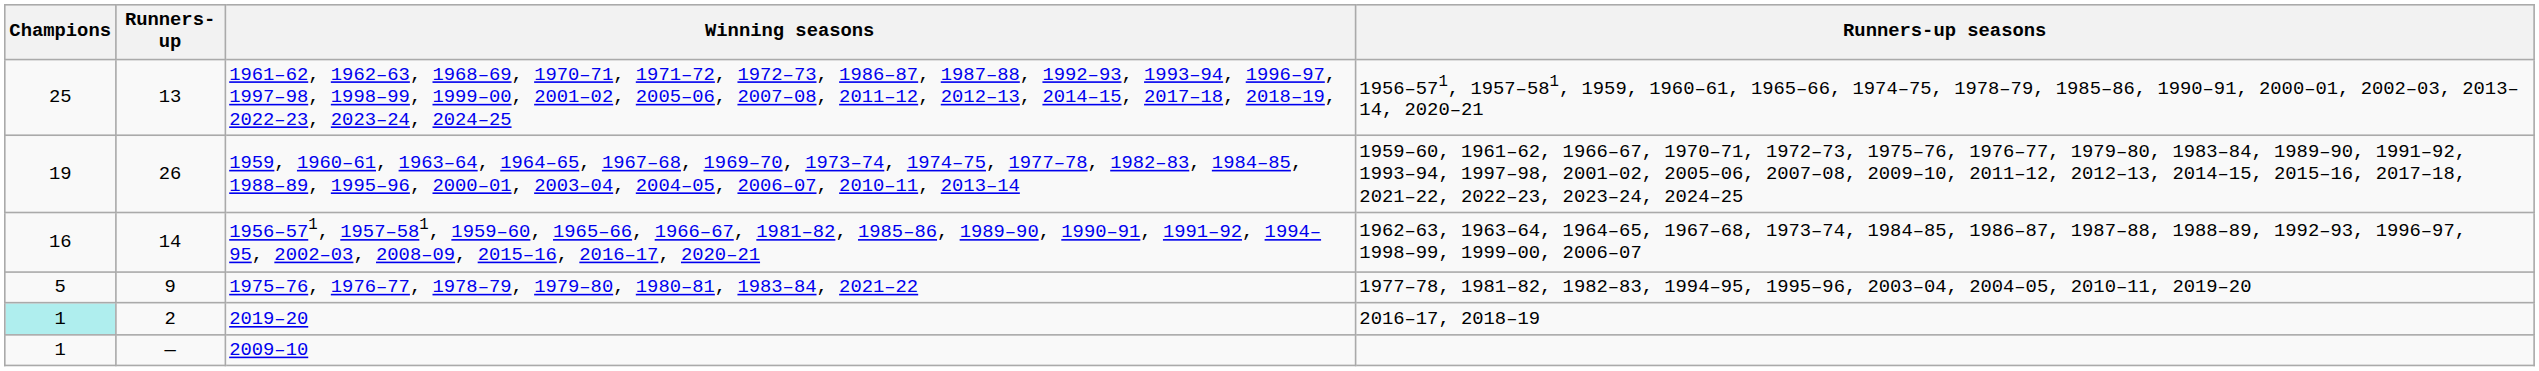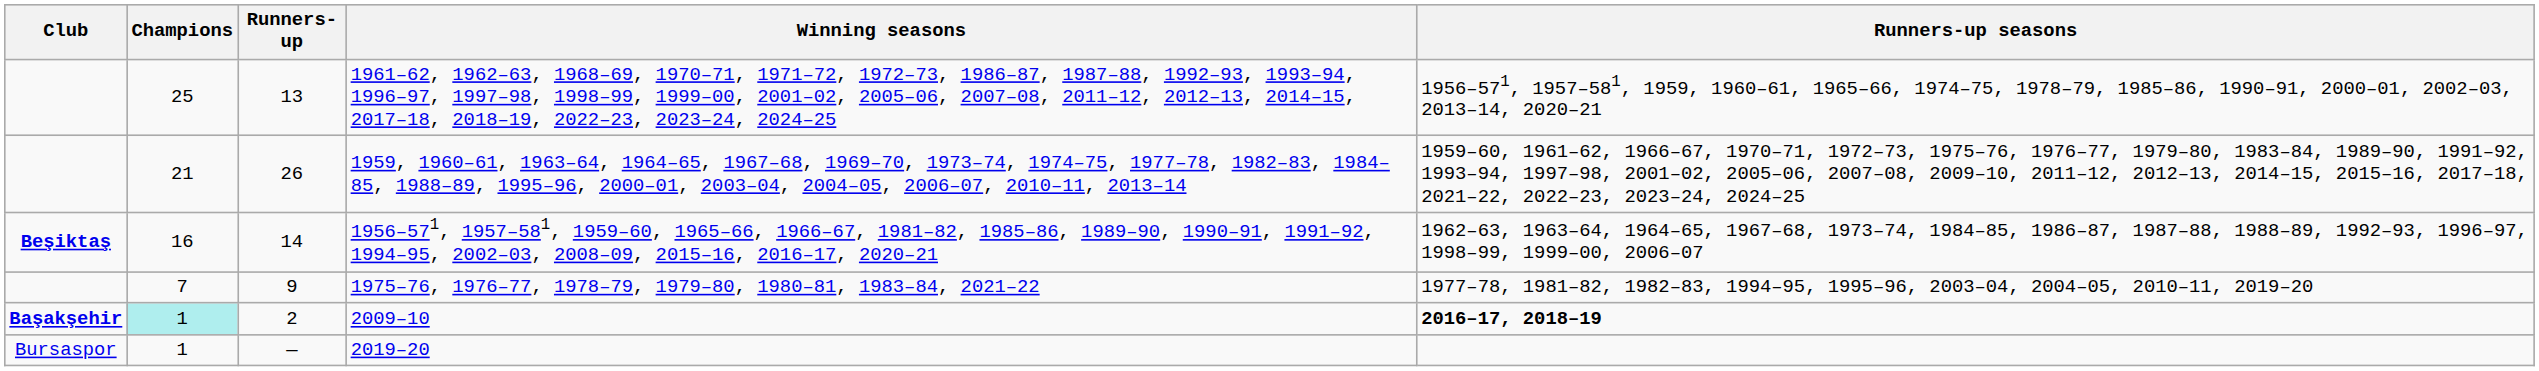+ column: (66, 32)
(60, 174) 19 -> (182, 174) 21
(60, 287) 5 -> (182, 287) 7
(269, 318) 2019–20 -> (390, 318) 2009–10
(1450, 318) normal -> (1512, 318) bold
(269, 350) 2009–10 -> (390, 350) 2019–20
